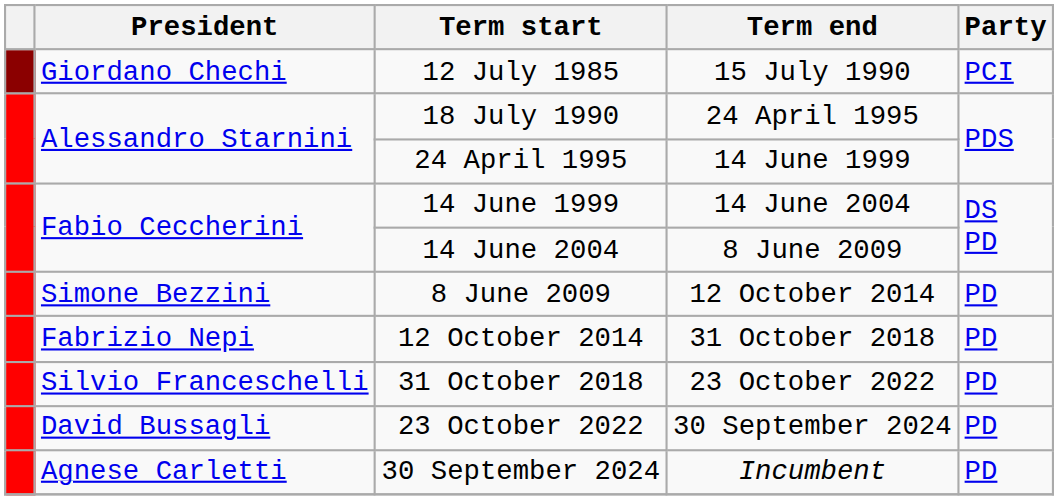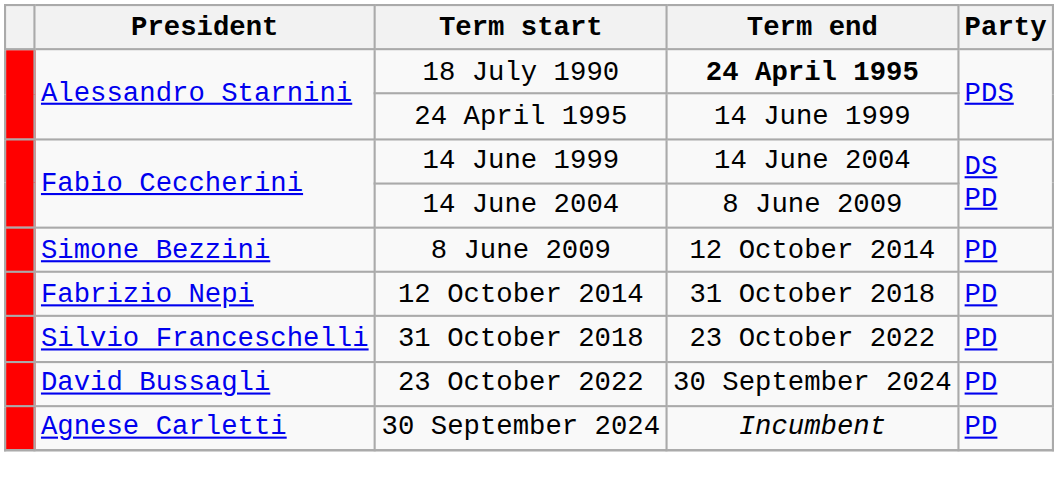- row: (521, 72)
(812, 116) normal -> (812, 72) bold
